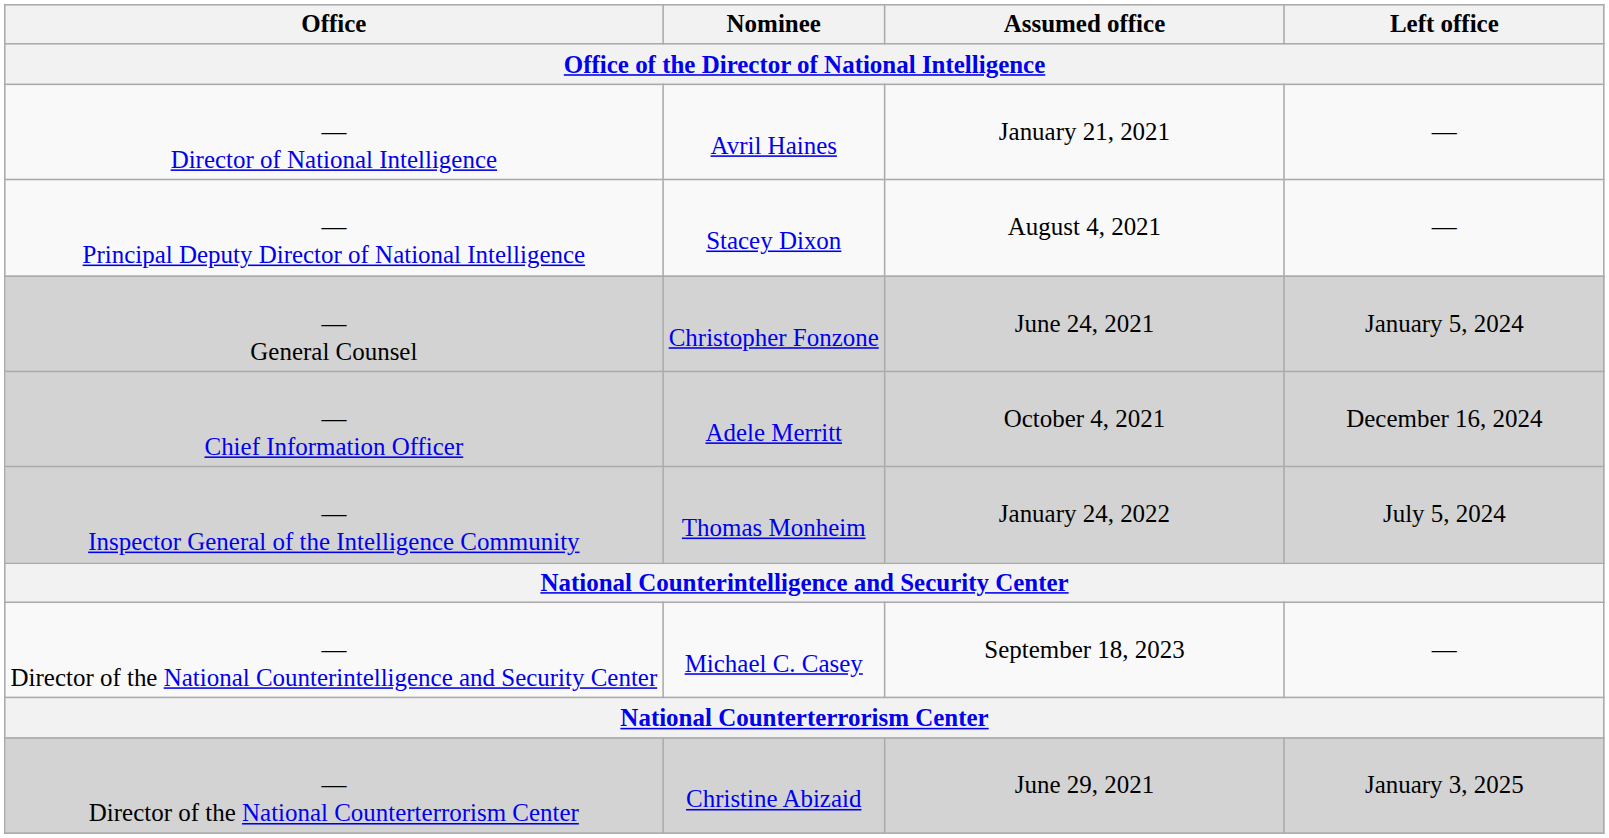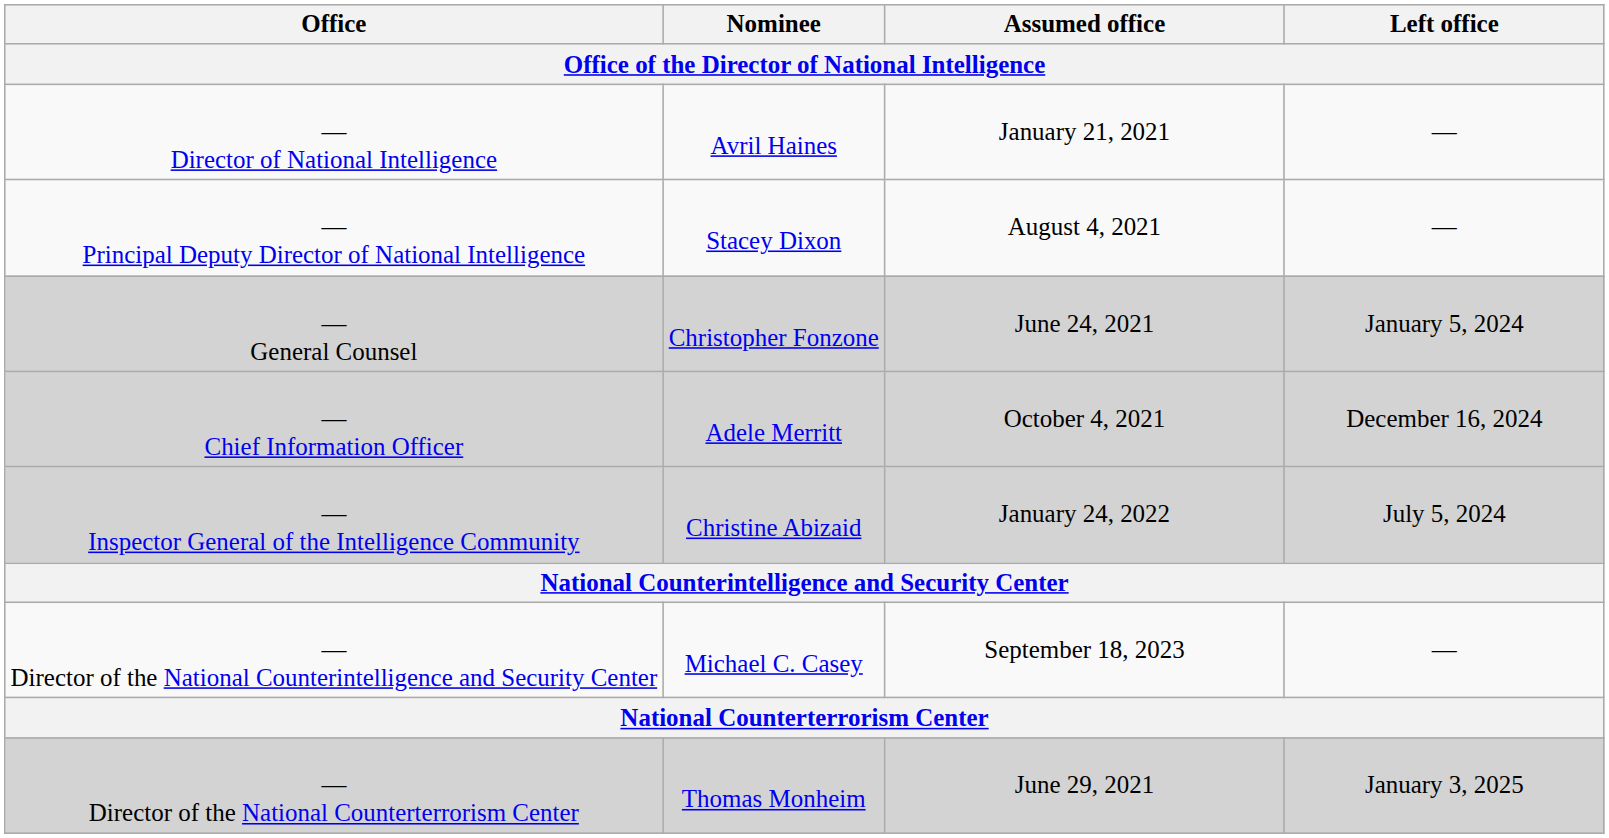(774, 528) Thomas Monheim -> (774, 528) Christine Abizaid
(774, 799) Christine Abizaid -> (774, 799) Thomas Monheim
